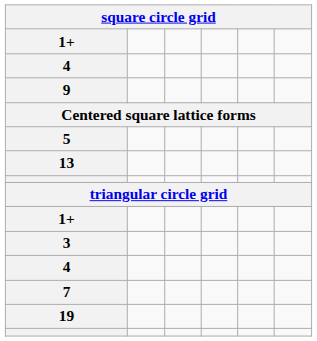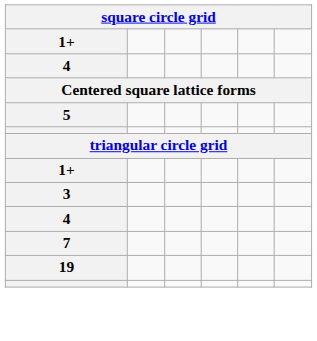- row: (66, 90)
- row: (66, 163)
